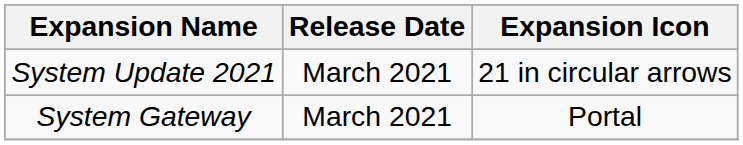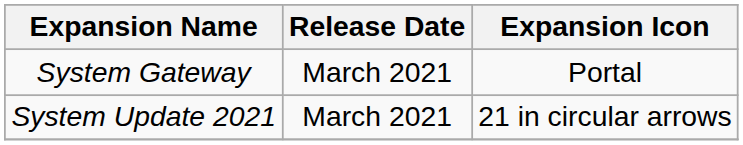rows swapped: (144, 116) <-> (144, 71)
